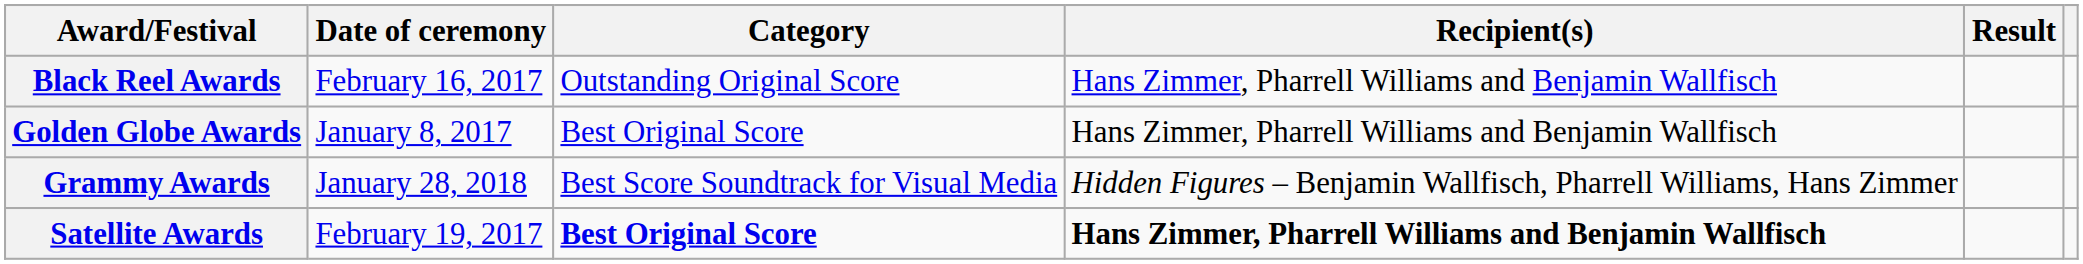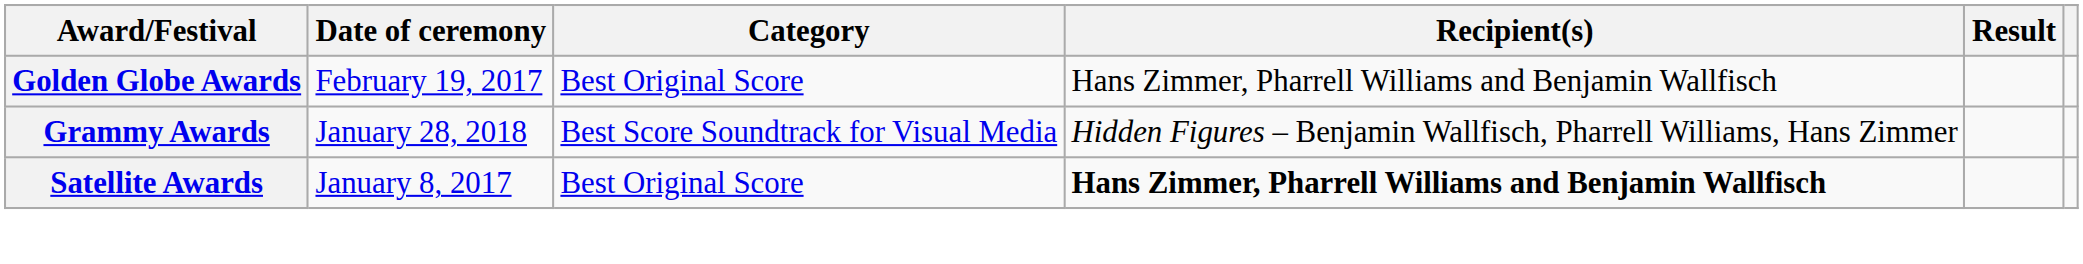- row: (157, 81)
(414, 131) January 8, 2017 -> (429, 81) February 19, 2017
(429, 233) February 19, 2017 -> (414, 182) January 8, 2017
(689, 233) bold -> (682, 182) normal
